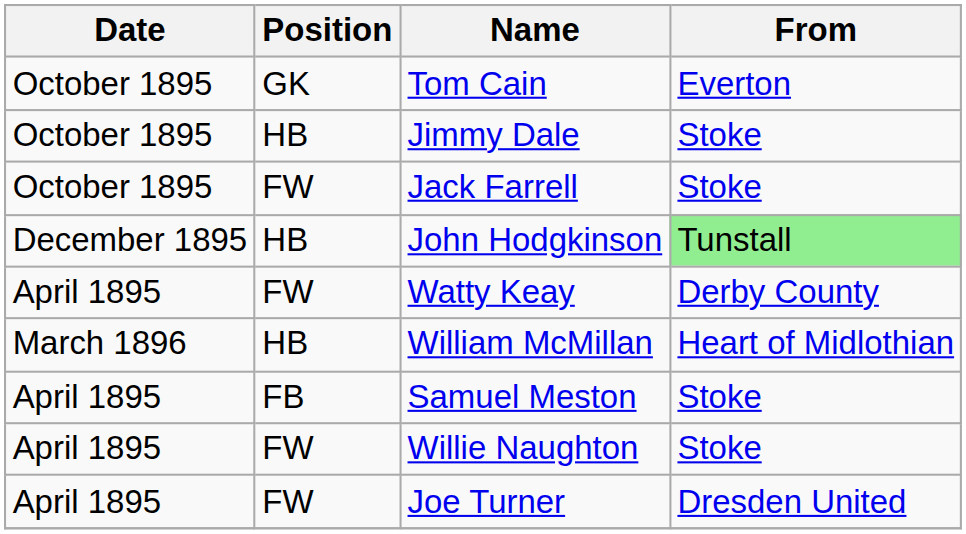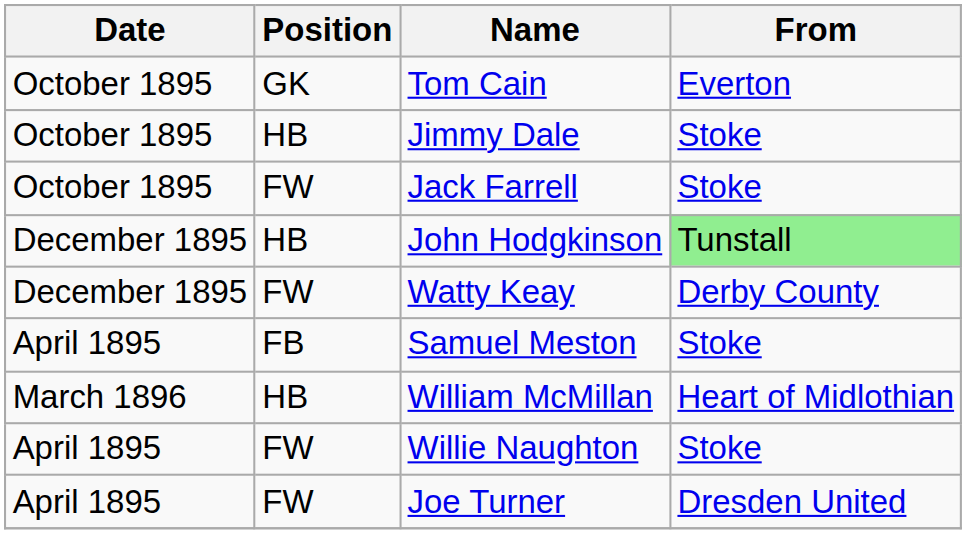(87, 291) April 1895 -> (130, 291) December 1895
rows swapped: (530, 344) <-> (522, 396)
